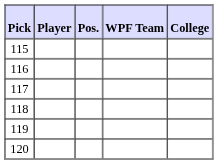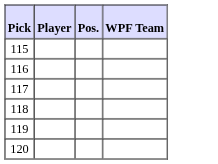- column: (190, 28)
